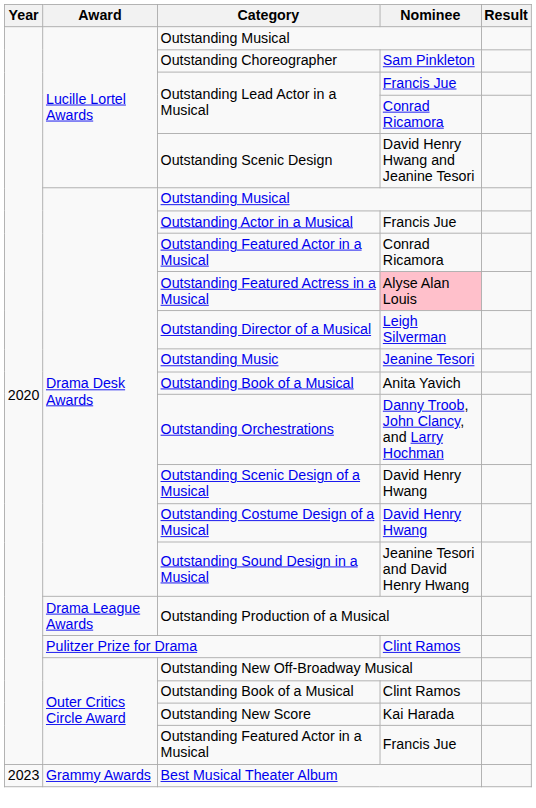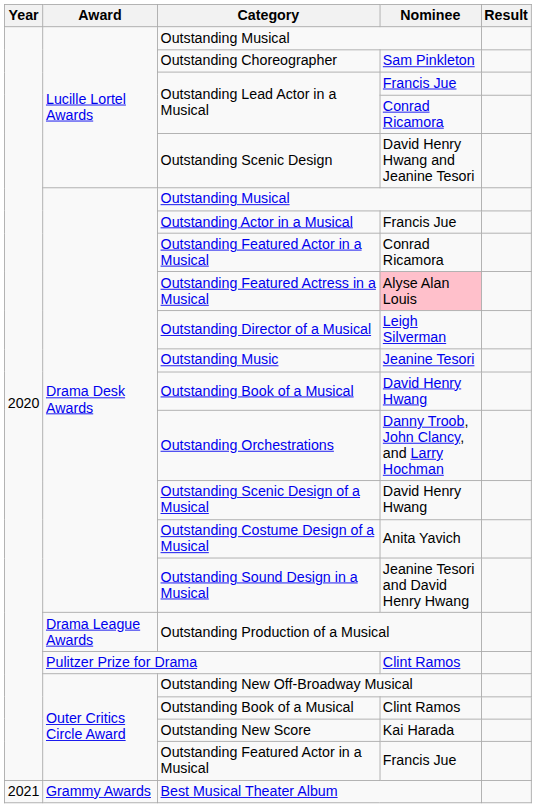(422, 382) Anita Yavich -> (422, 390) David Henry Hwang
(422, 522) David Henry Hwang -> (422, 538) Anita Yavich
(24, 775) 2023 -> (24, 791) 2021
